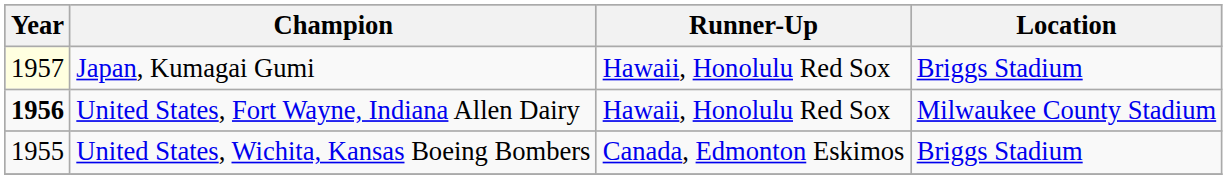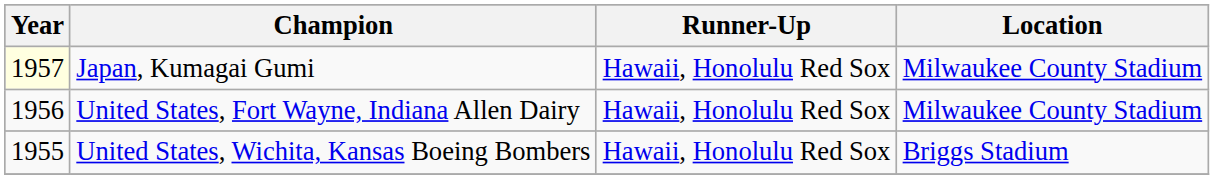(1000, 67) Briggs Stadium -> (1052, 67) Milwaukee County Stadium
(38, 109) bold -> (38, 109) normal
(754, 151) Canada, Edmonton Eskimos -> (747, 151) Hawaii, Honolulu Red Sox
